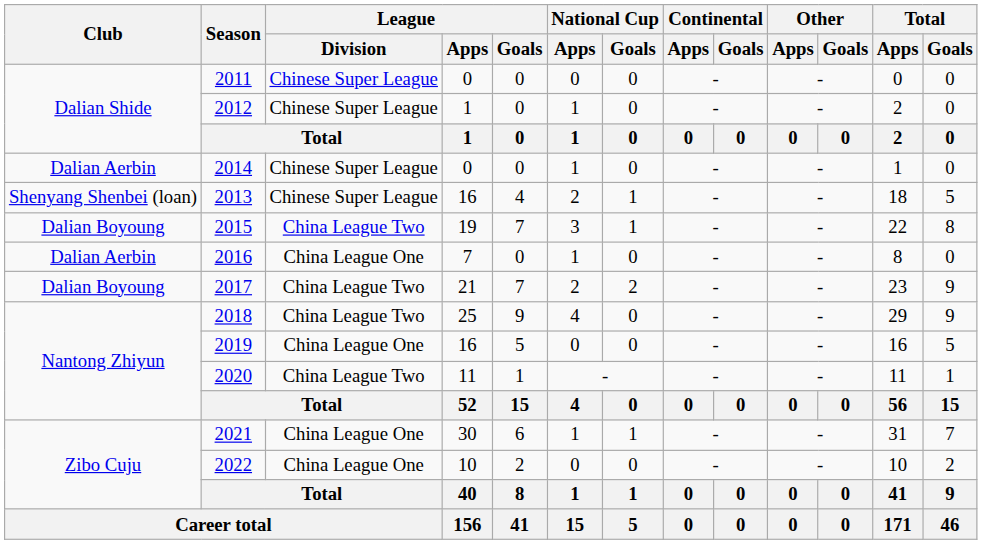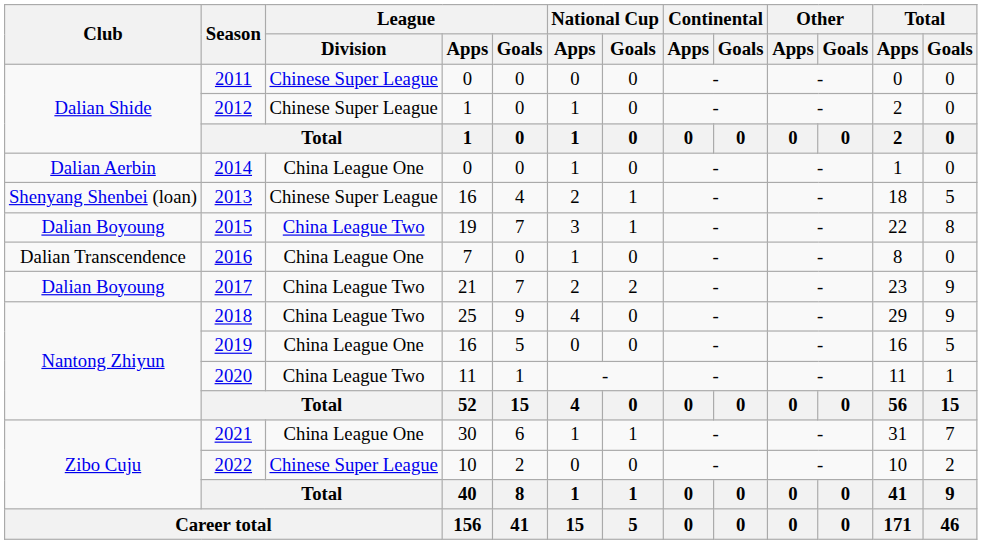(354, 167) Chinese Super League -> (354, 167) China League One
(103, 256) Dalian Aerbin -> (103, 256) Dalian Transcendence
(354, 464) China League One -> (354, 464) Chinese Super League
